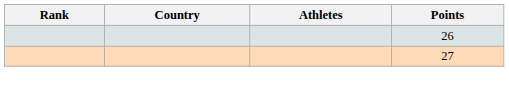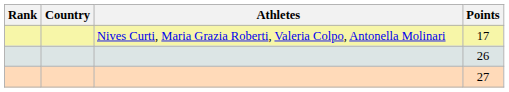+ row: (483, 35)
